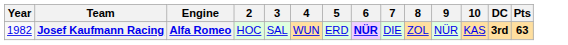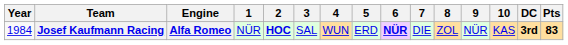+ column: (249, 13)
(19, 30) 1982 -> (19, 30) 1984
(249, 30) normal -> (278, 30) bold
(522, 30) 63 -> (552, 30) 83
